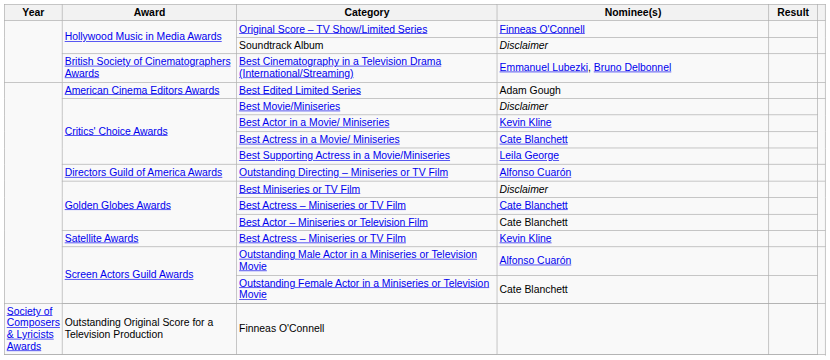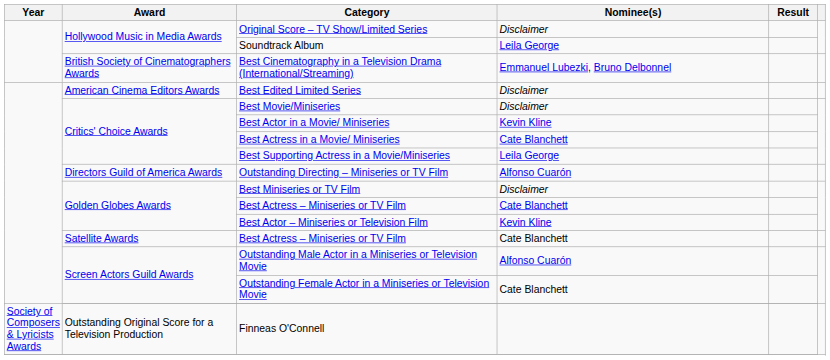(542, 29) Finneas O'Connell -> (524, 29) Disclaimer
(524, 45) Disclaimer -> (529, 45) Leila George
(530, 90) Adam Gough -> (524, 90) Disclaimer
(534, 222) Cate Blanchett -> (526, 222) Kevin Kline
(526, 238) Kevin Kline -> (534, 238) Cate Blanchett
